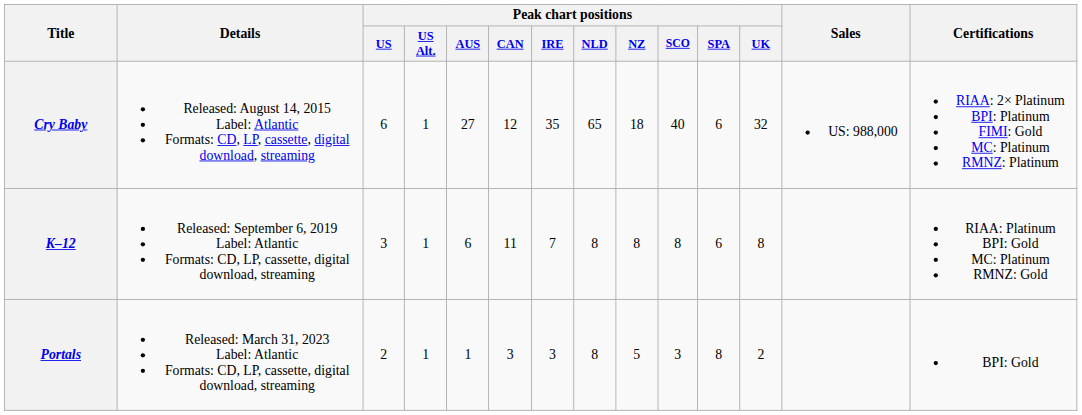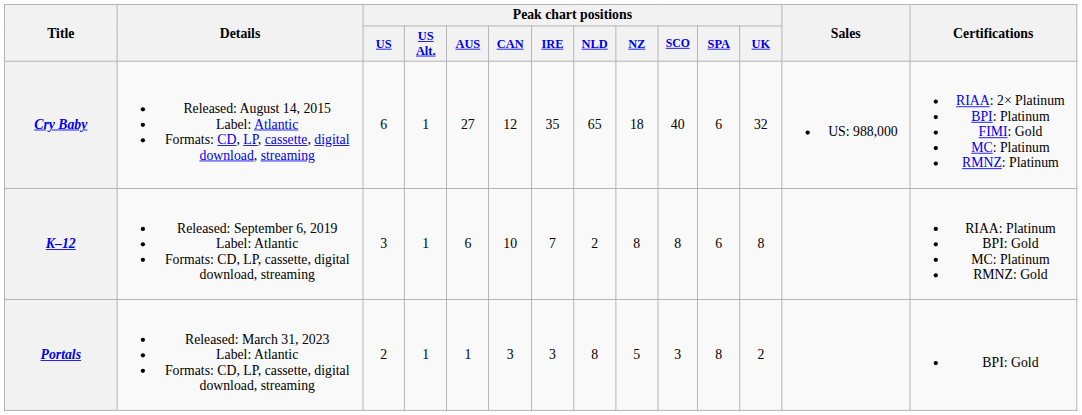(510, 243) 11 -> (510, 243) 10
(595, 243) 8 -> (595, 243) 2
